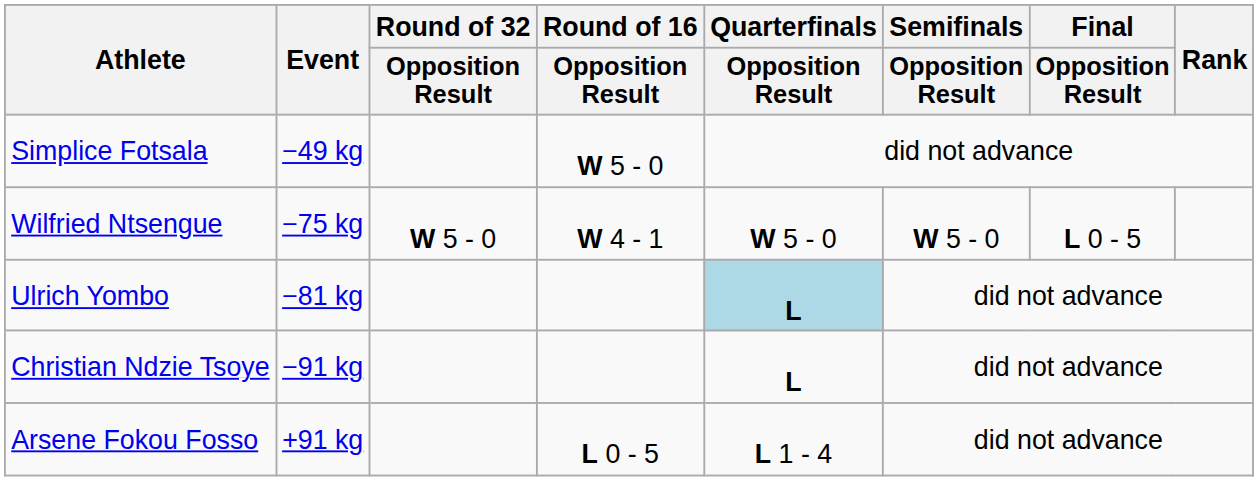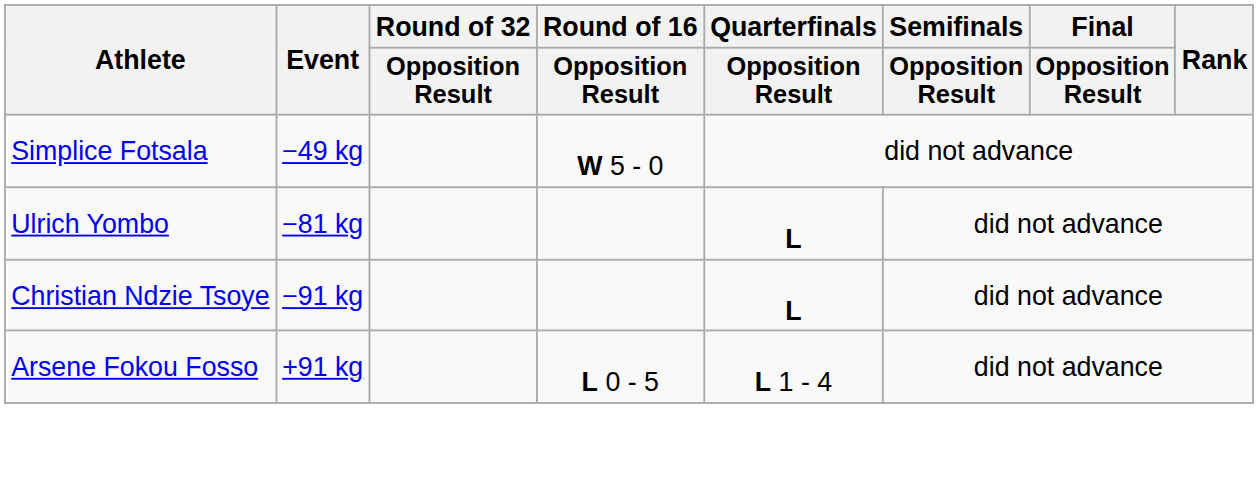- row: (117, 224)
(793, 311) lightblue background -> (793, 238) no background
